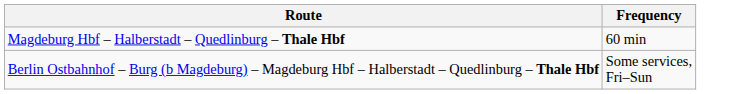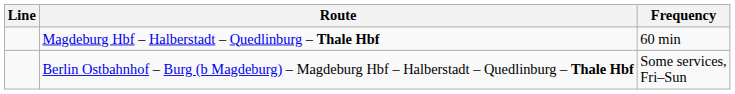+ column: (22, 15)
